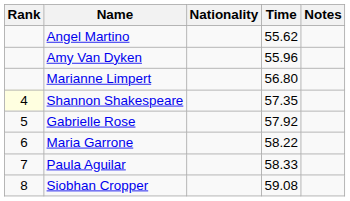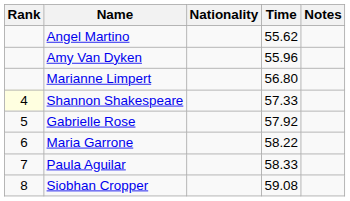(281, 100) 57.35 -> (281, 100) 57.33
